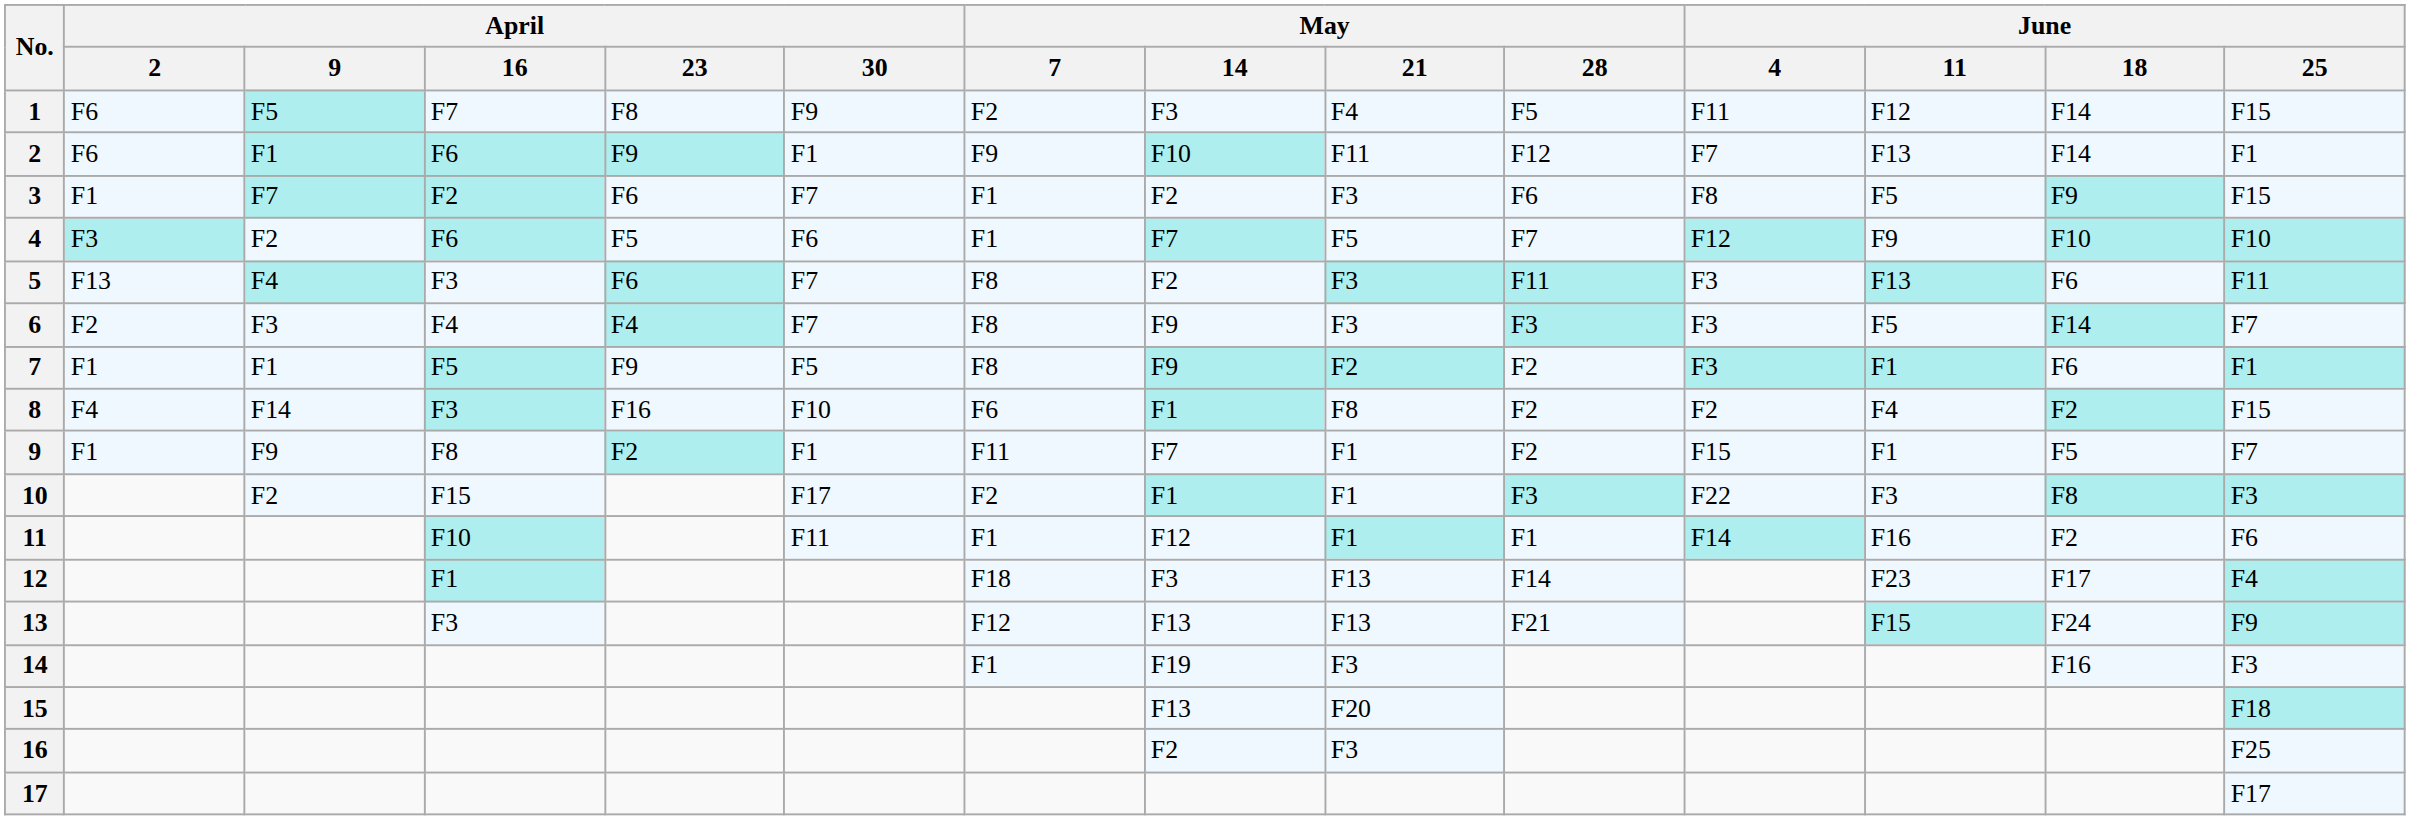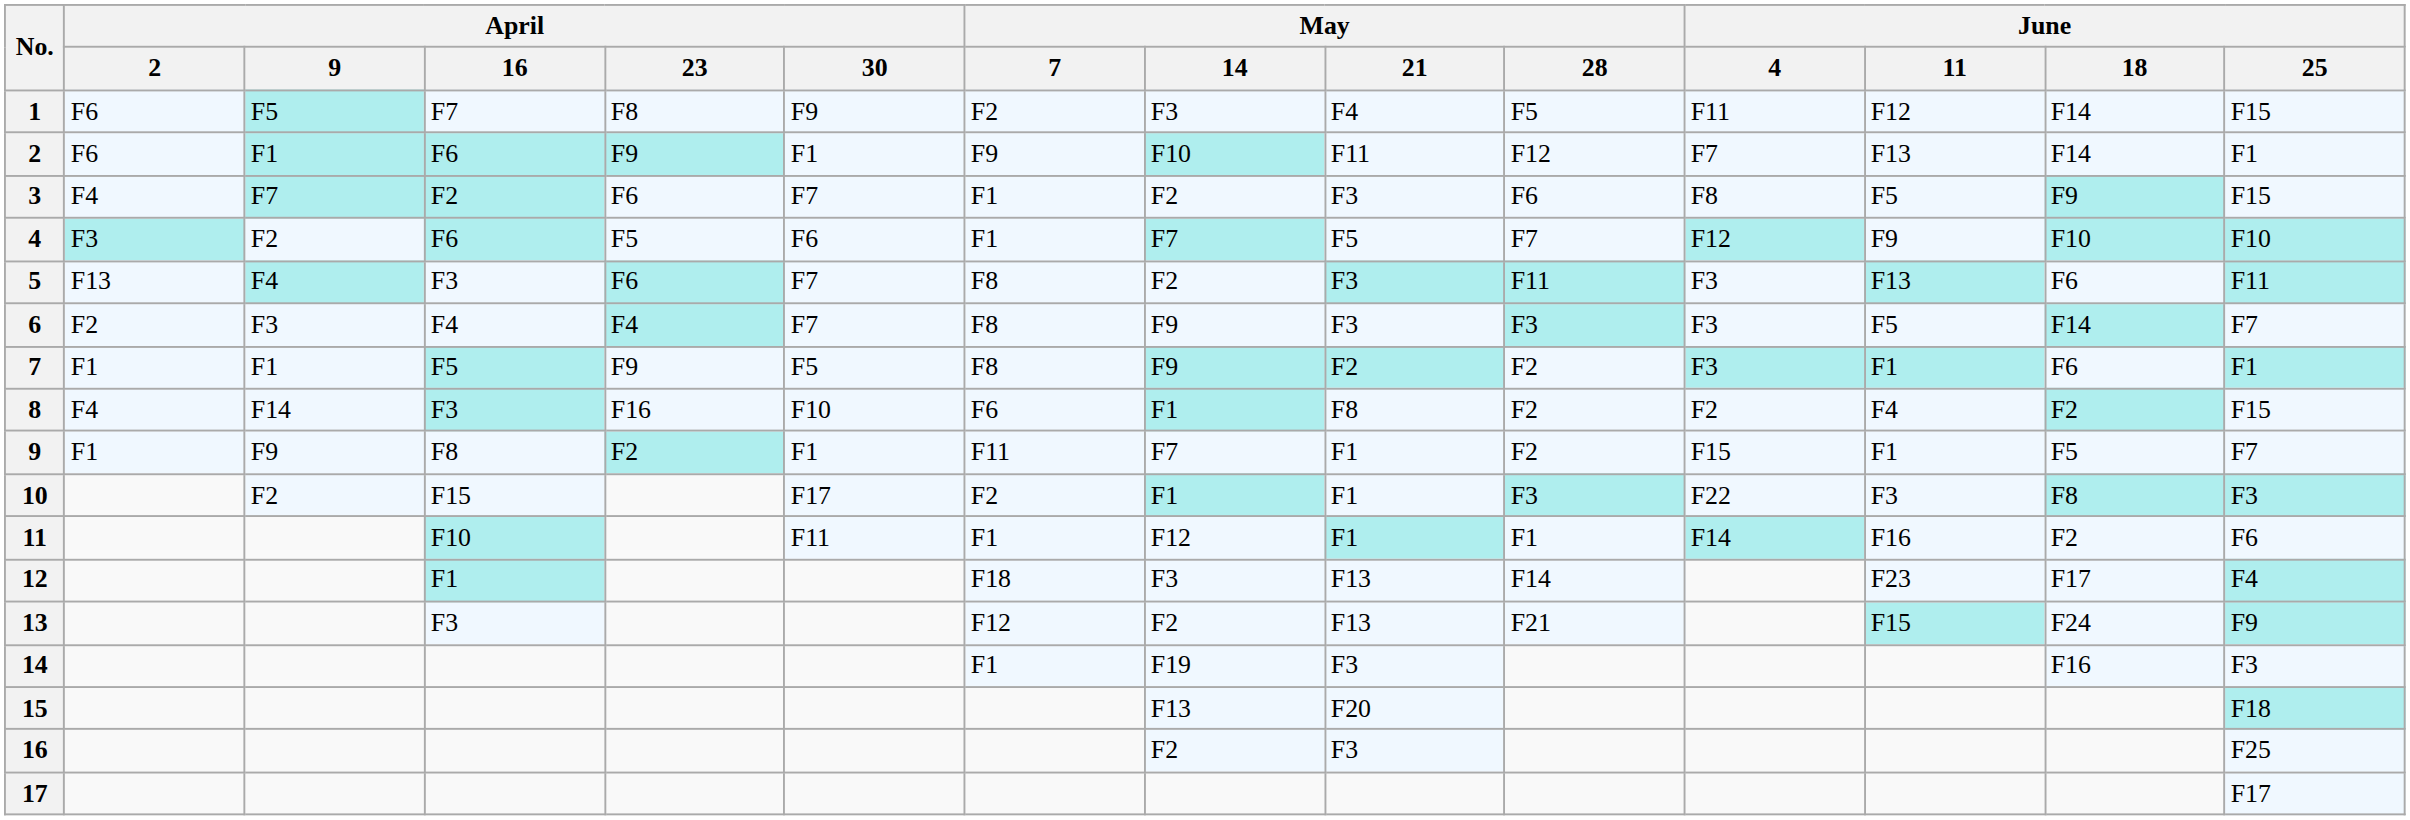(84, 195) F1 -> (84, 195) F4
(1171, 622) F13 -> (1164, 622) F2
